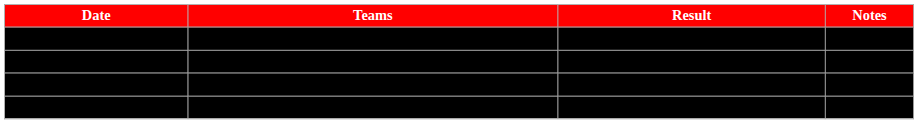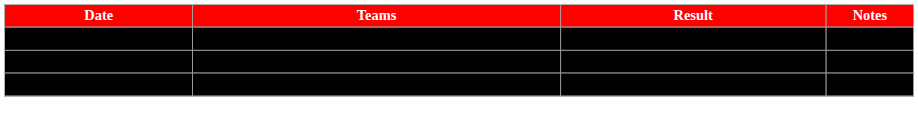- row: (373, 38)
(692, 84) Germany, 3-2 SO -> (693, 61) Japan, 5-1
(96, 107) normal -> (99, 84) bold
(692, 107) Japan, 5-1 -> (693, 84) Germany, 3-2 SO
